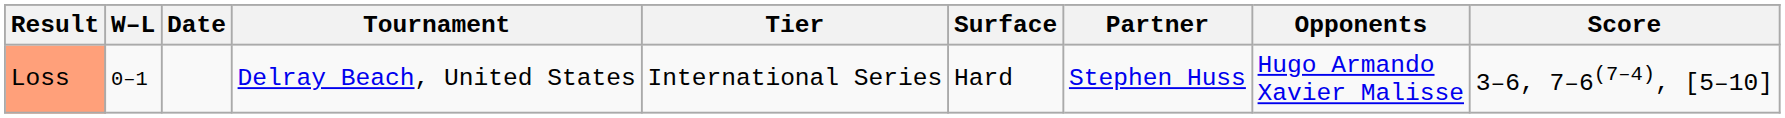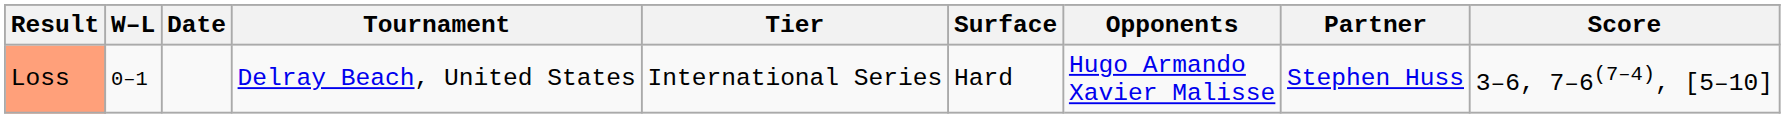columns swapped: (1157, 25) <-> (1361, 25)
